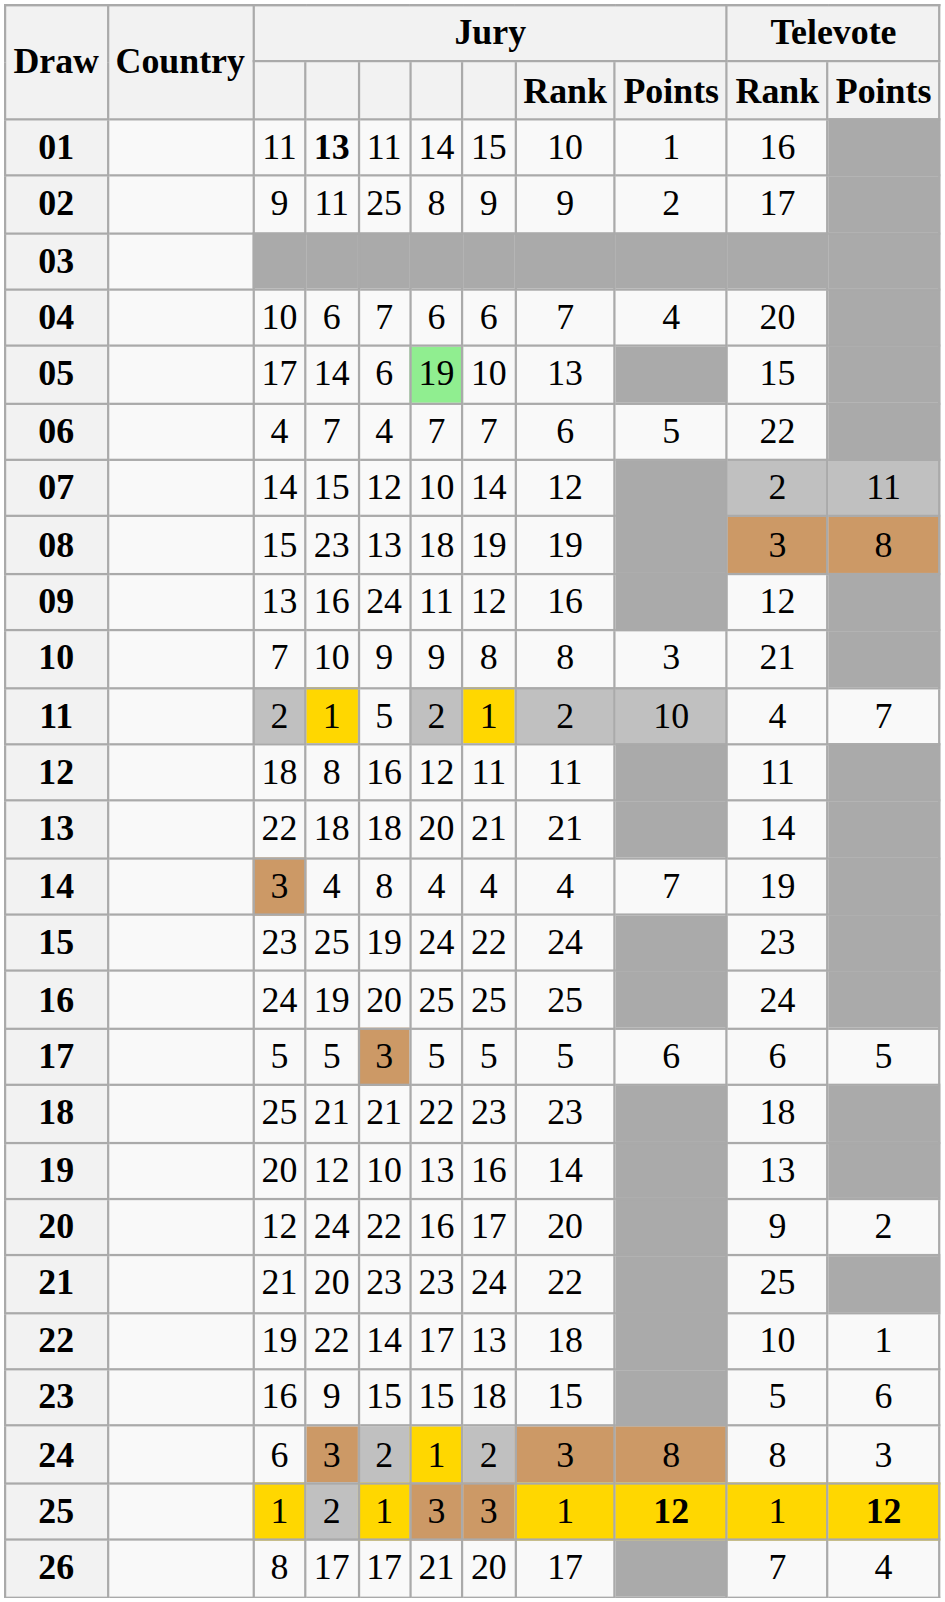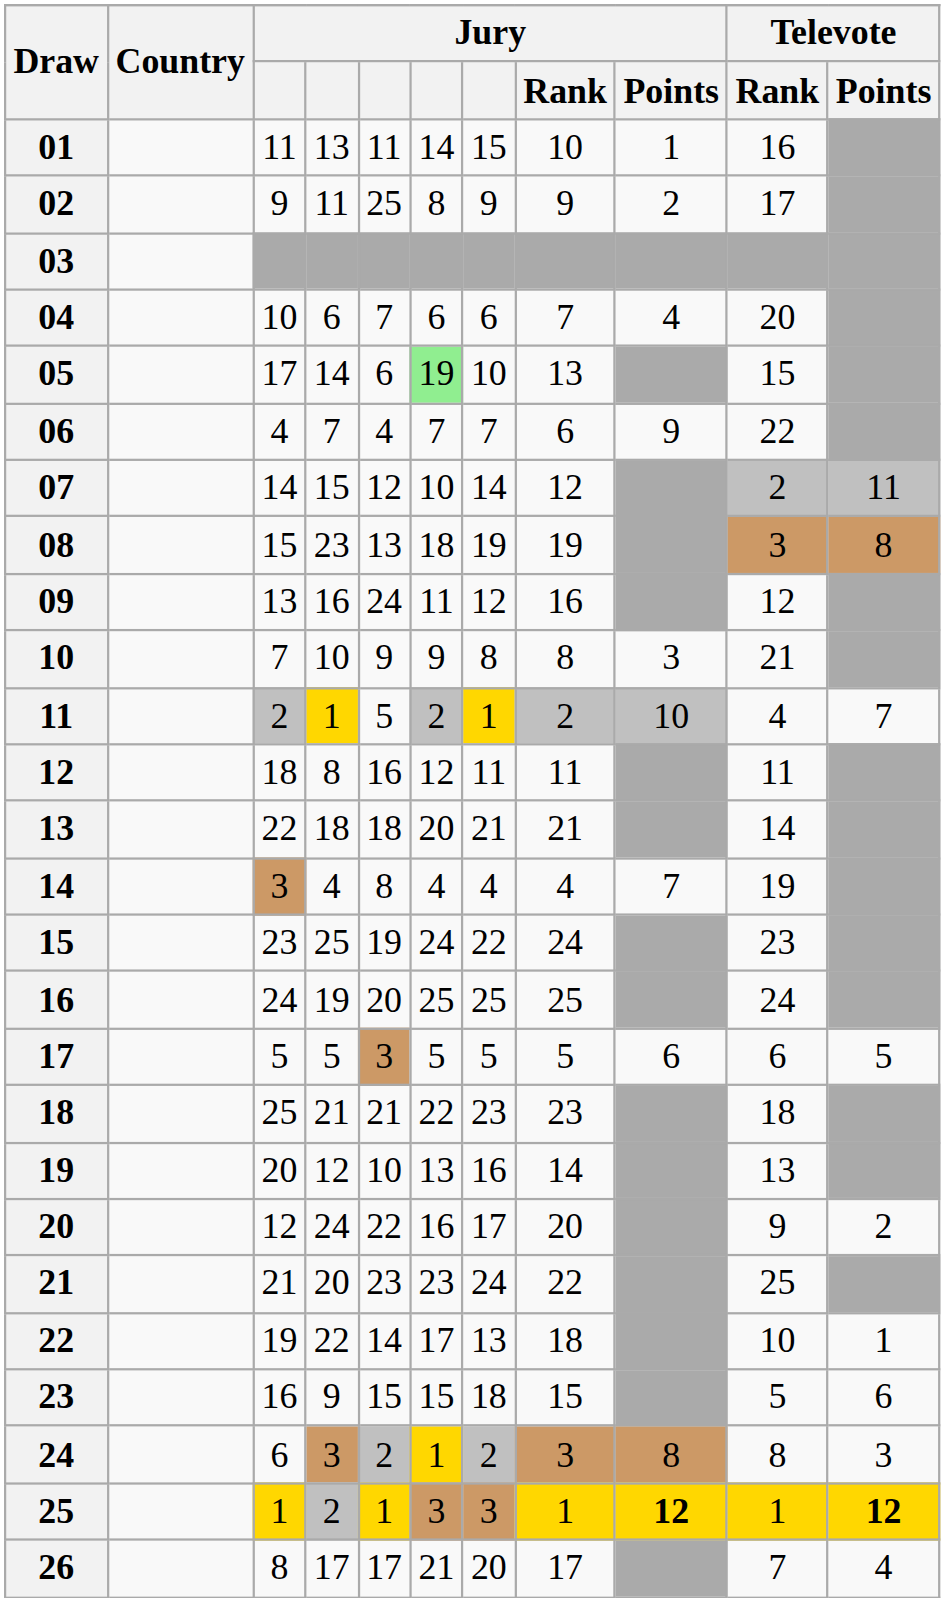(332, 146) bold -> (332, 146) normal
(671, 430) 5 -> (671, 430) 9
